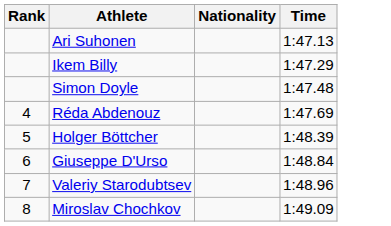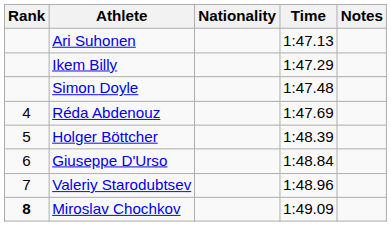+ column: (362, 16)
(27, 209) normal -> (27, 209) bold
